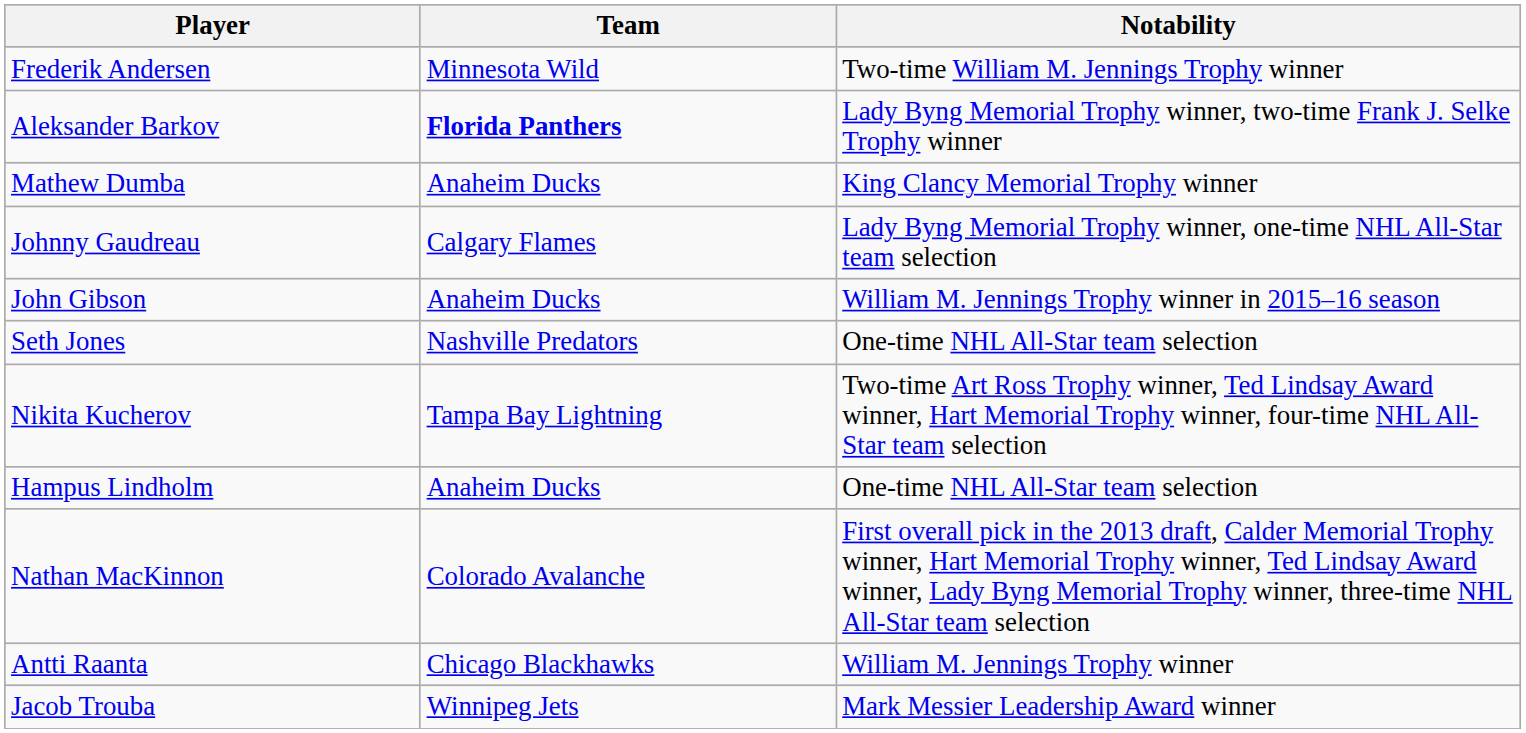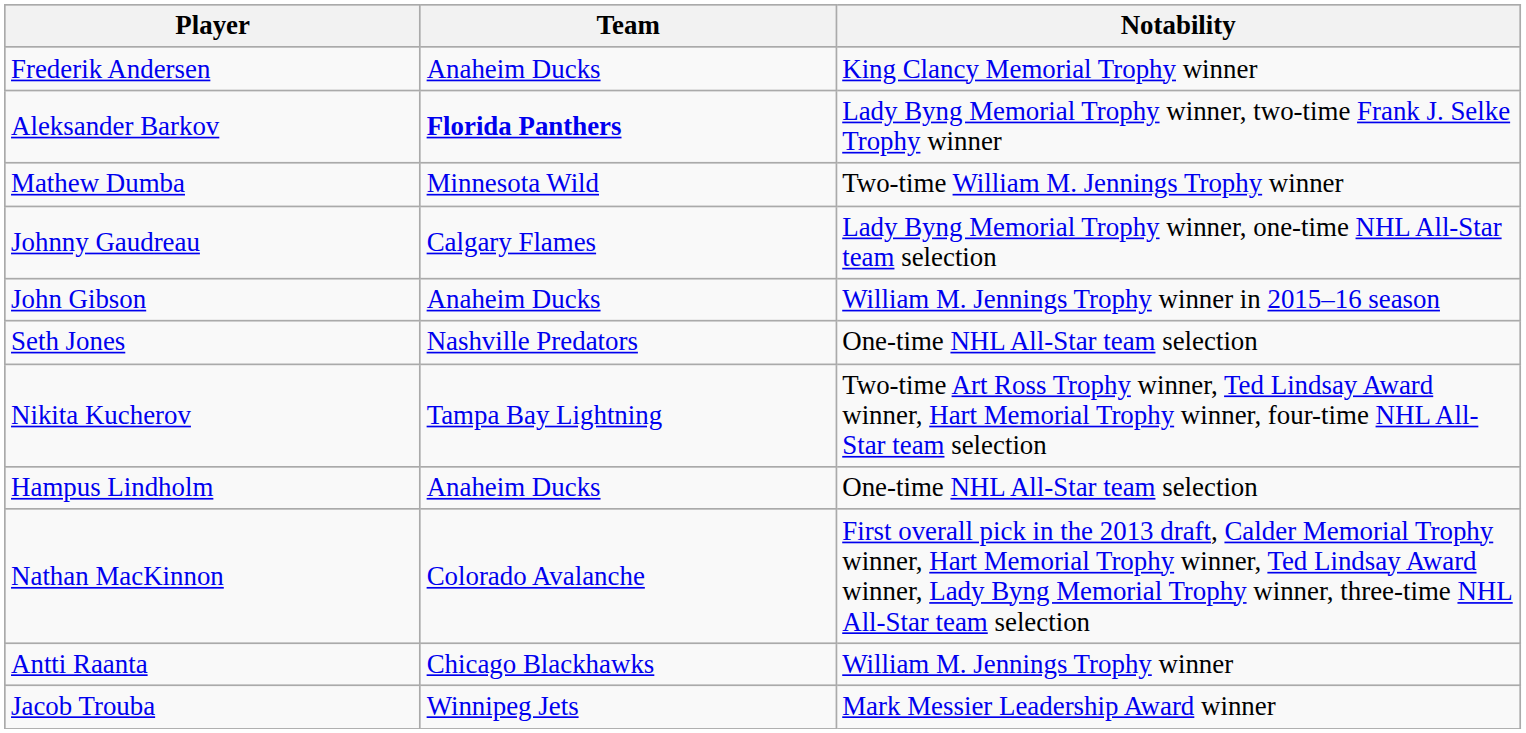(513, 68) Minnesota Wild -> (514, 68) Anaheim Ducks
(1093, 68) Two-time William M. Jennings Trophy winner -> (1050, 68) King Clancy Memorial Trophy winner
(514, 183) Anaheim Ducks -> (513, 183) Minnesota Wild
(1050, 183) King Clancy Memorial Trophy winner -> (1093, 183) Two-time William M. Jennings Trophy winner
